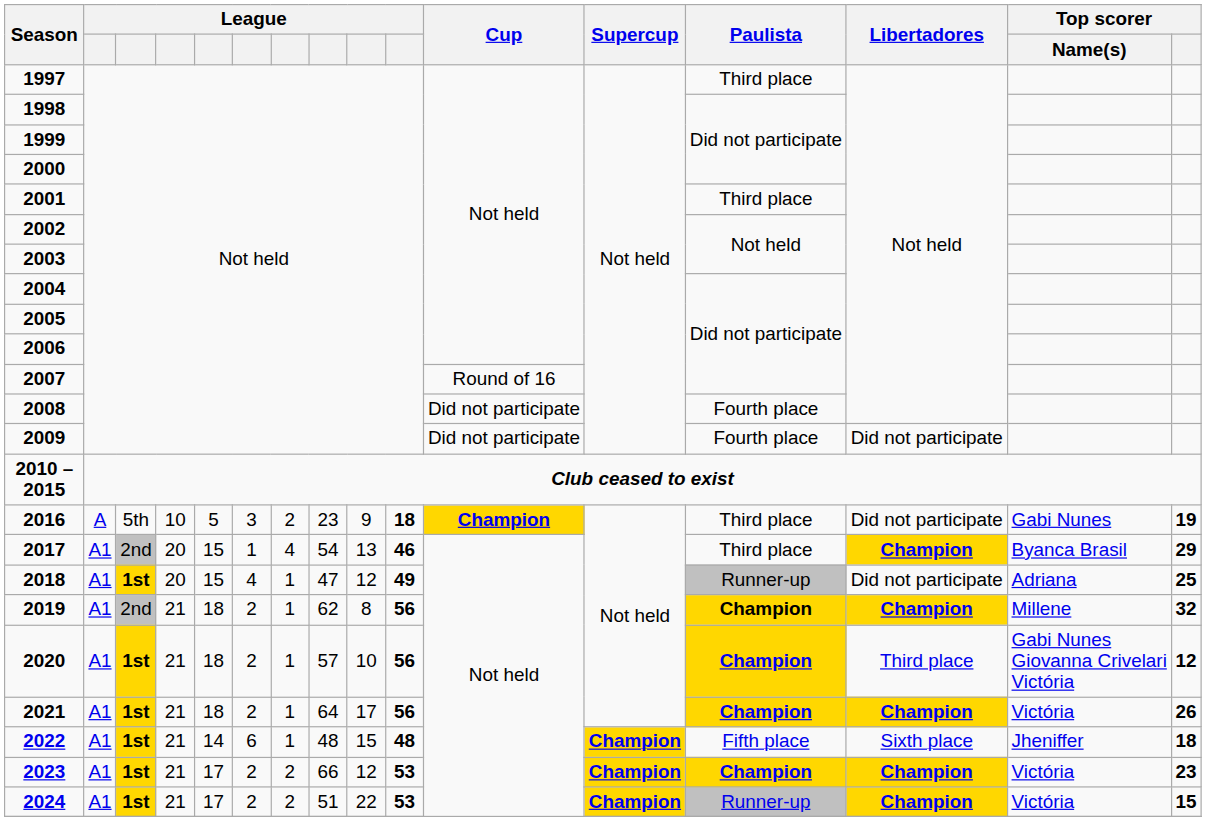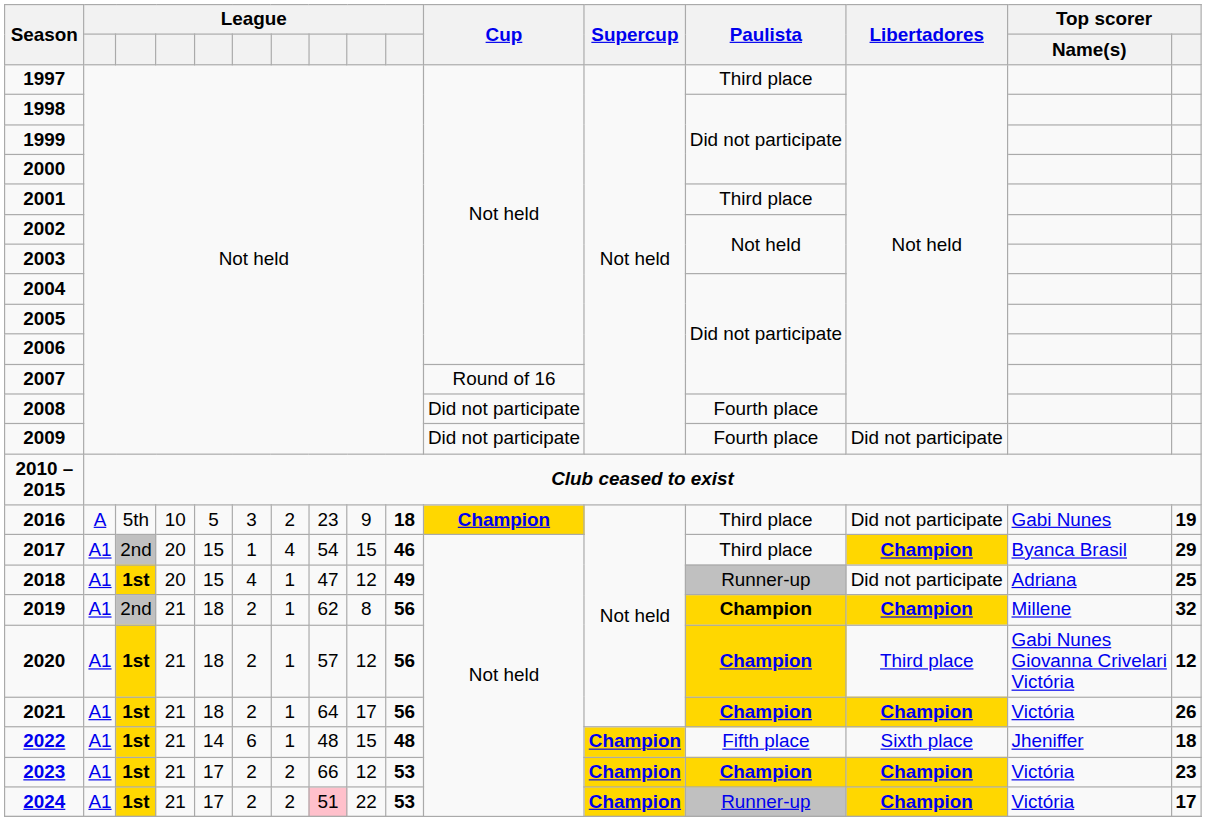(366, 549) 13 -> (366, 549) 15
(366, 660) 10 -> (366, 660) 12
(328, 801) no background -> (328, 801) pink background
(1186, 801) 15 -> (1186, 801) 17
